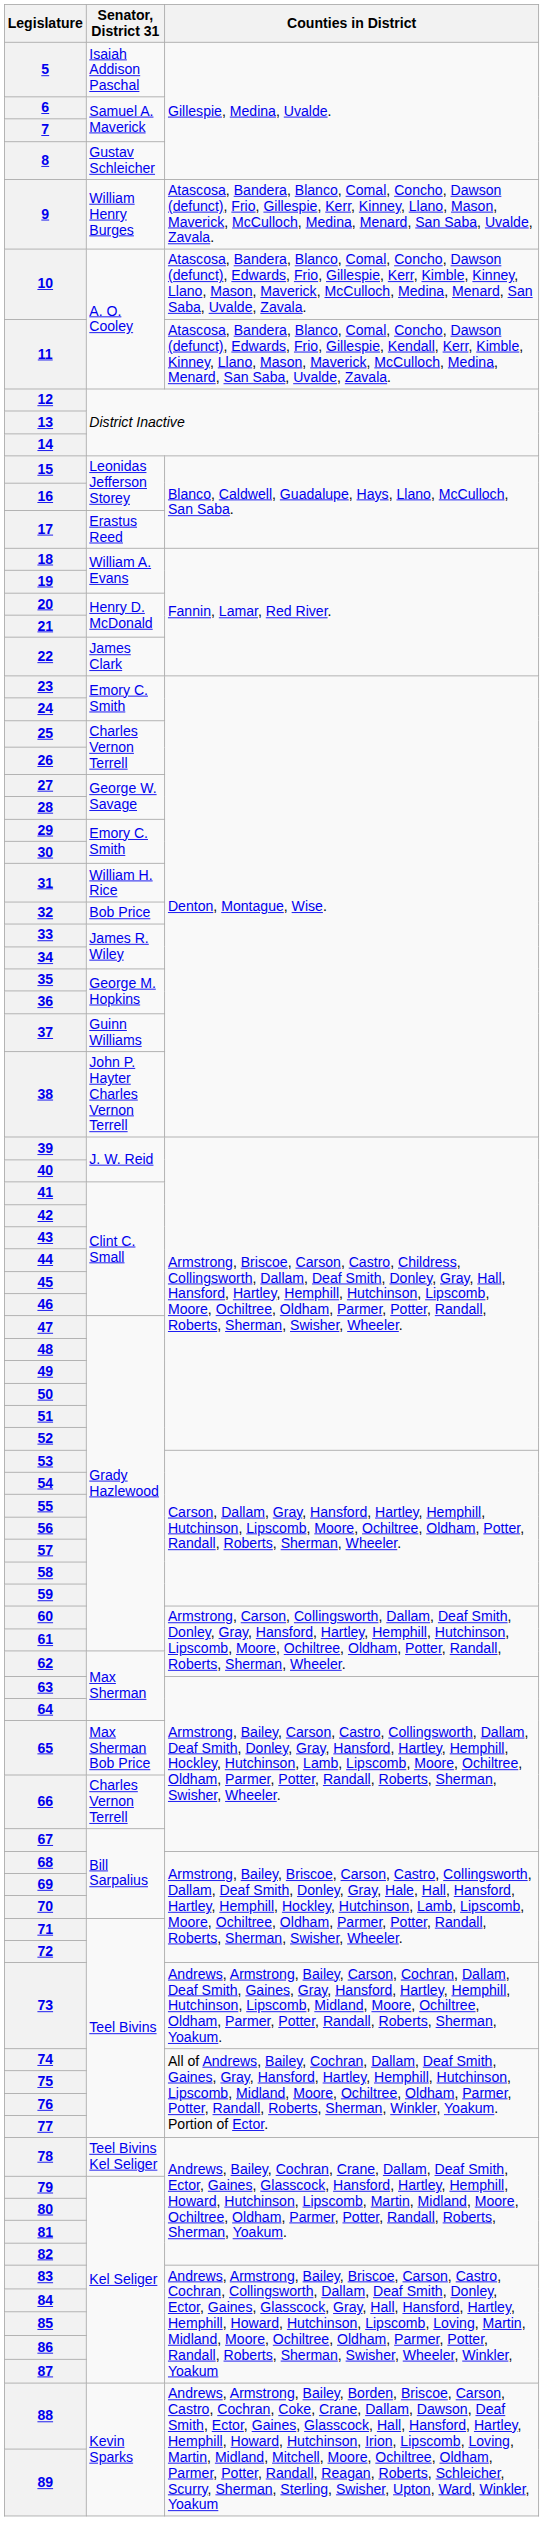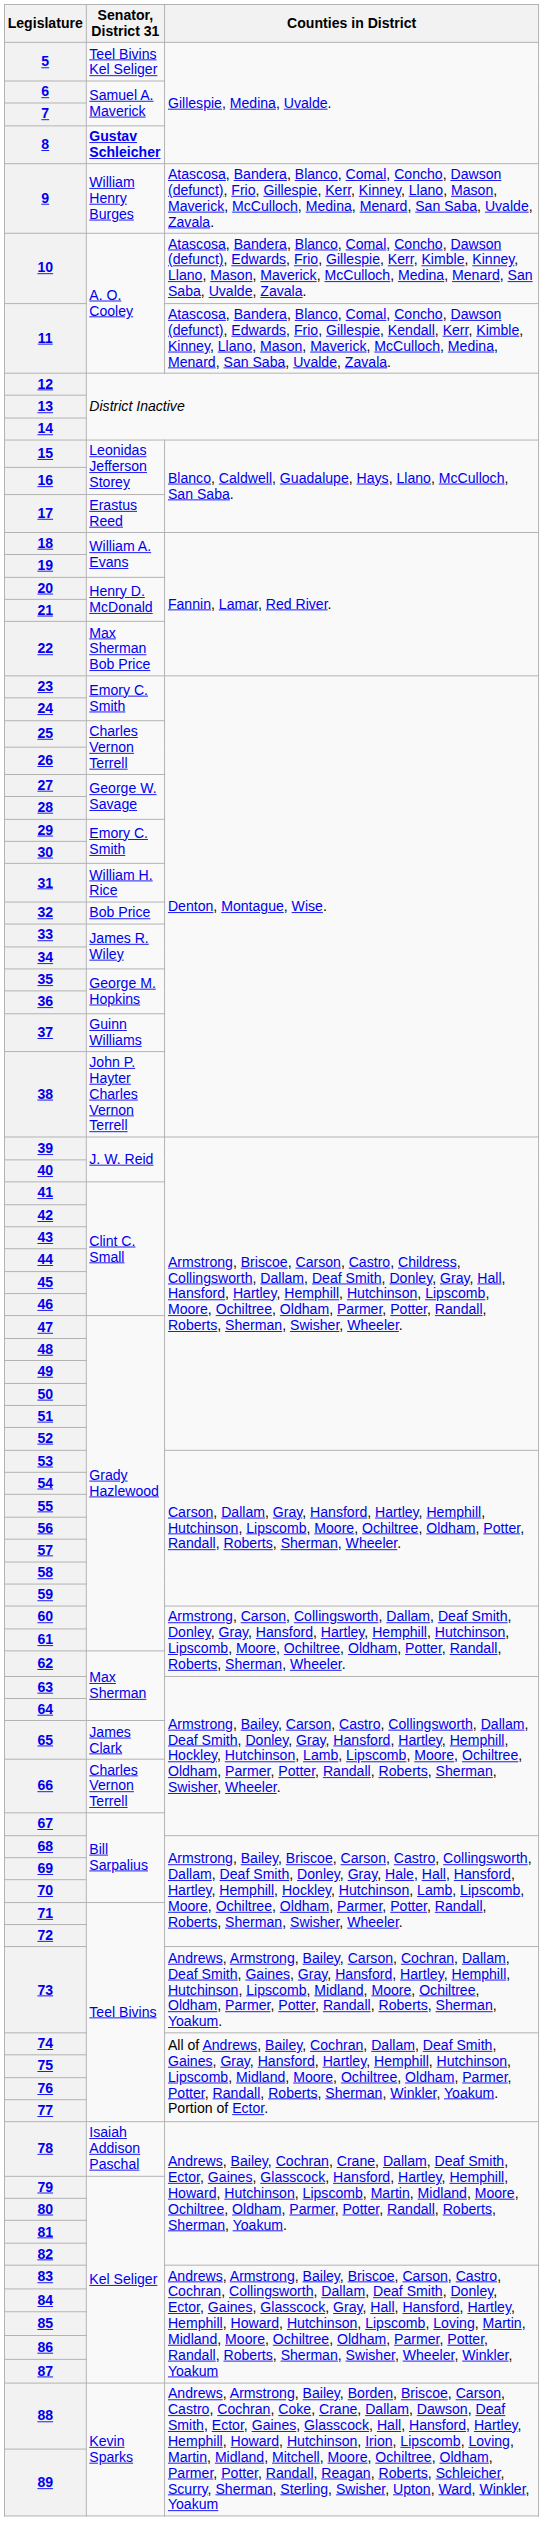(115, 69) Isaiah Addison Paschal -> (123, 61) Teel Bivins Kel Seliger
(122, 160) normal -> (125, 144) bold
(110, 656) James Clark -> (120, 648) Max Sherman Bob Price
(120, 1747) Max Sherman Bob Price -> (110, 1739) James Clark
(123, 2156) Teel Bivins Kel Seliger -> (115, 2149) Isaiah Addison Paschal
